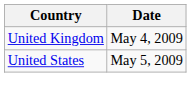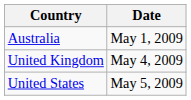+ row: (34, 38)
